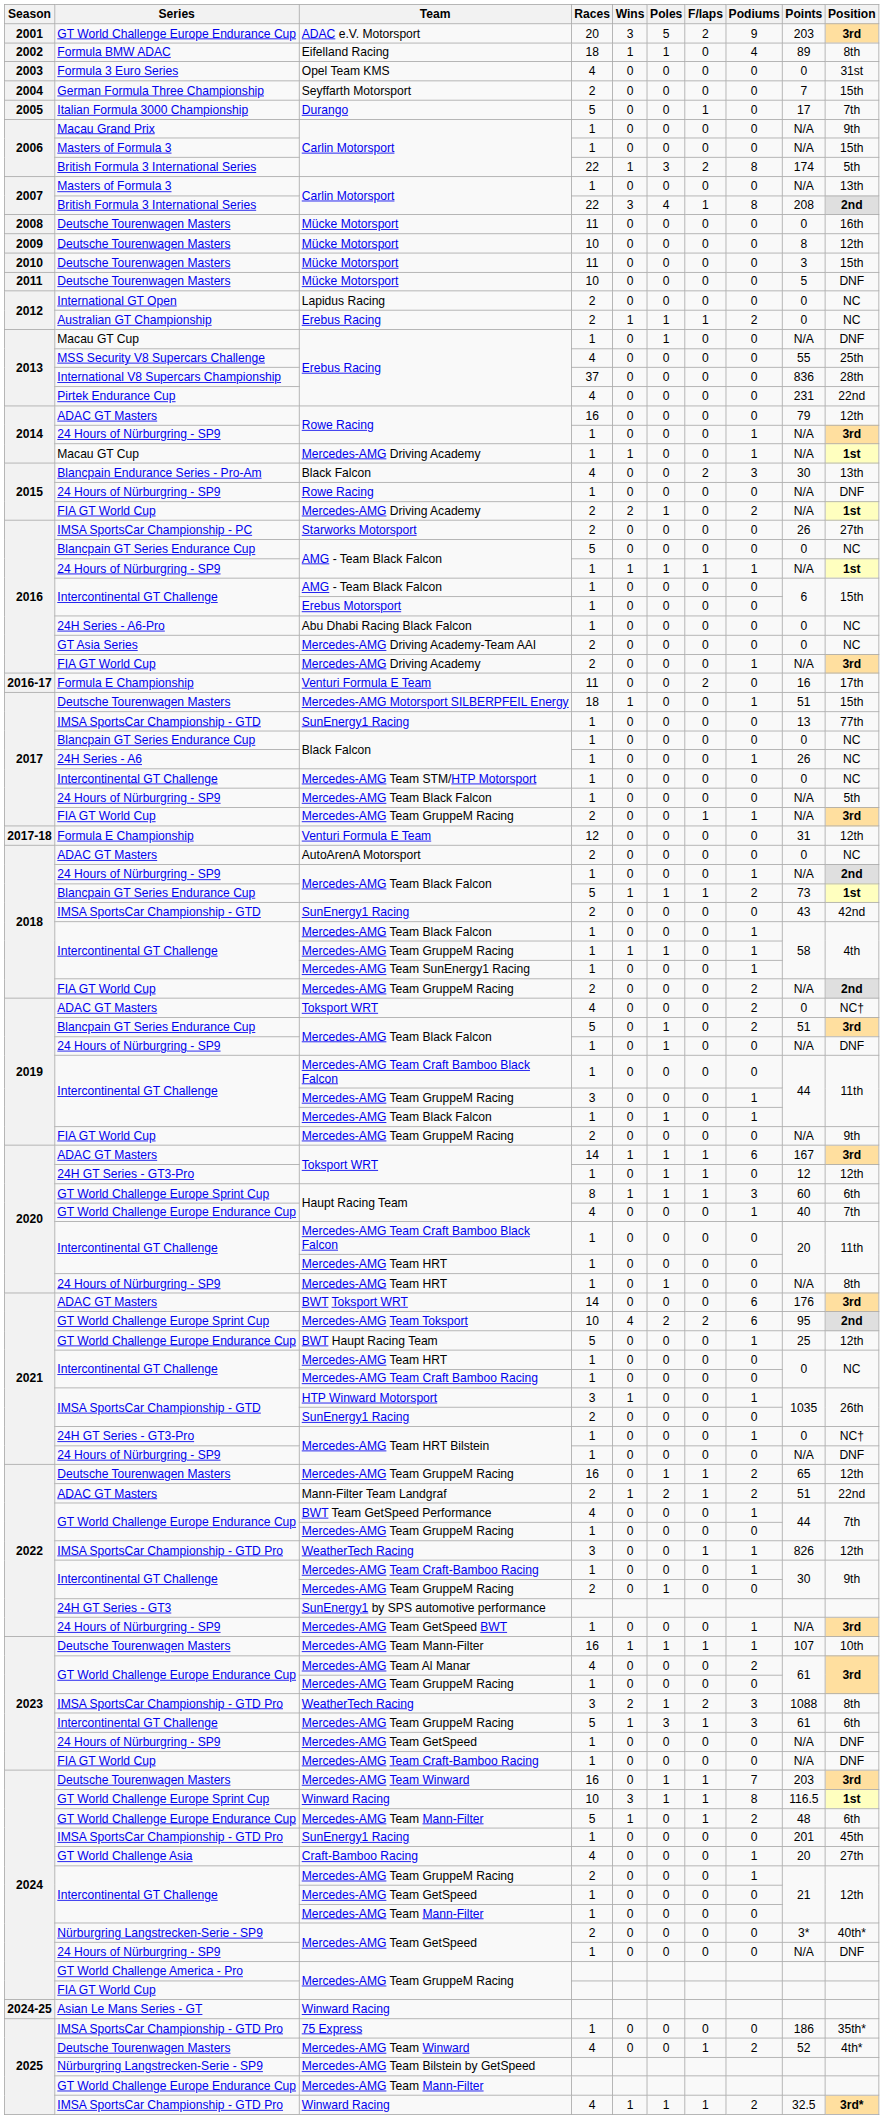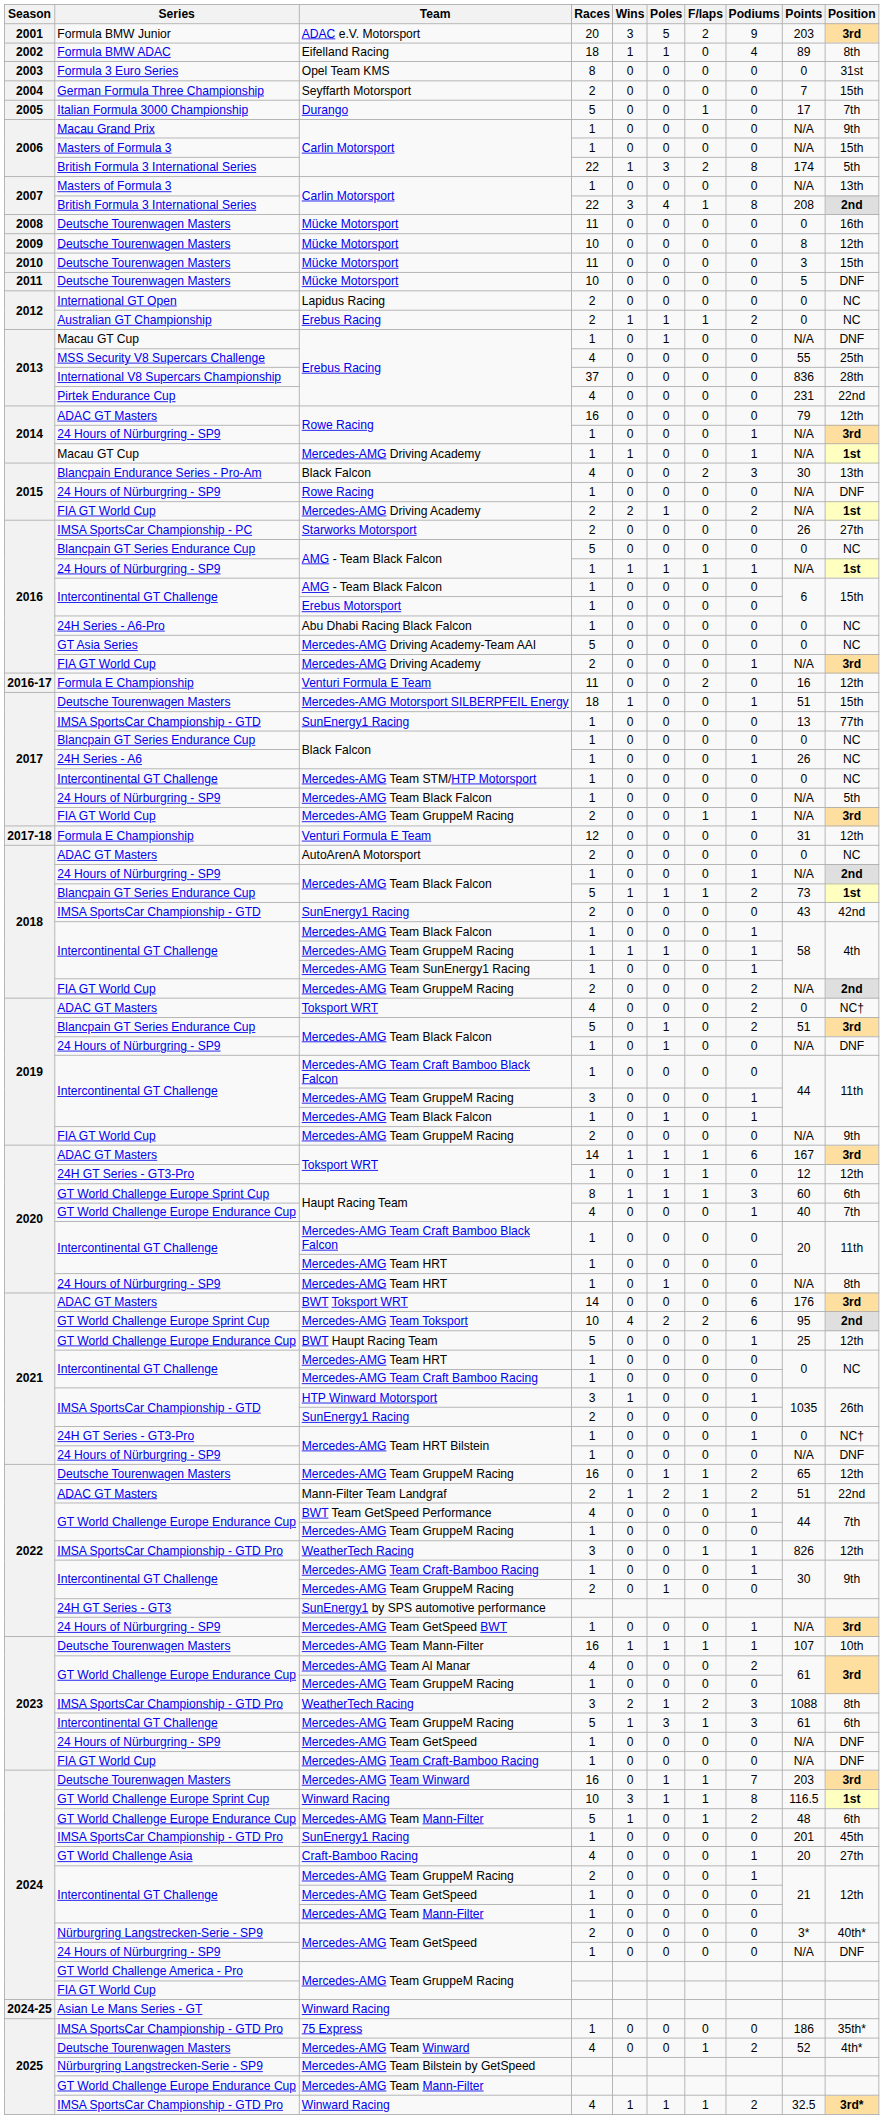(177, 33) GT World Challenge Europe Endurance Cup -> (114, 33) Formula BMW Junior
(592, 72) 4 -> (592, 72) 8
(592, 645) 2 -> (592, 645) 5
(852, 683) 17th -> (852, 683) 12th
